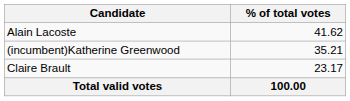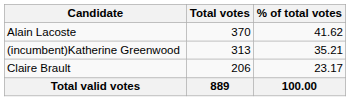+ column: (220, 13)
